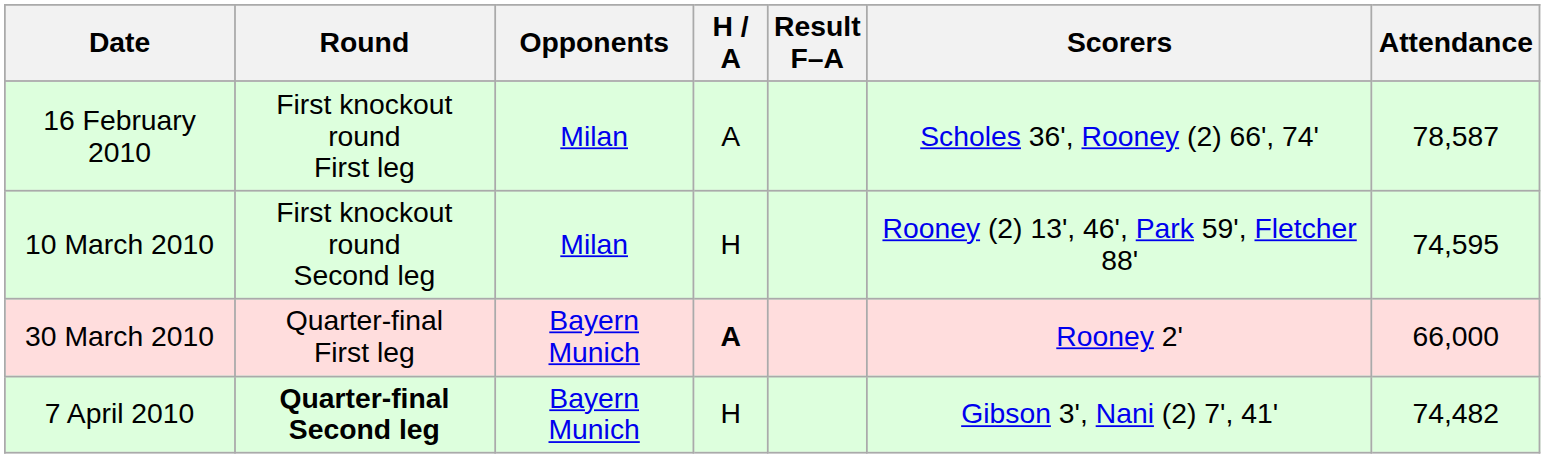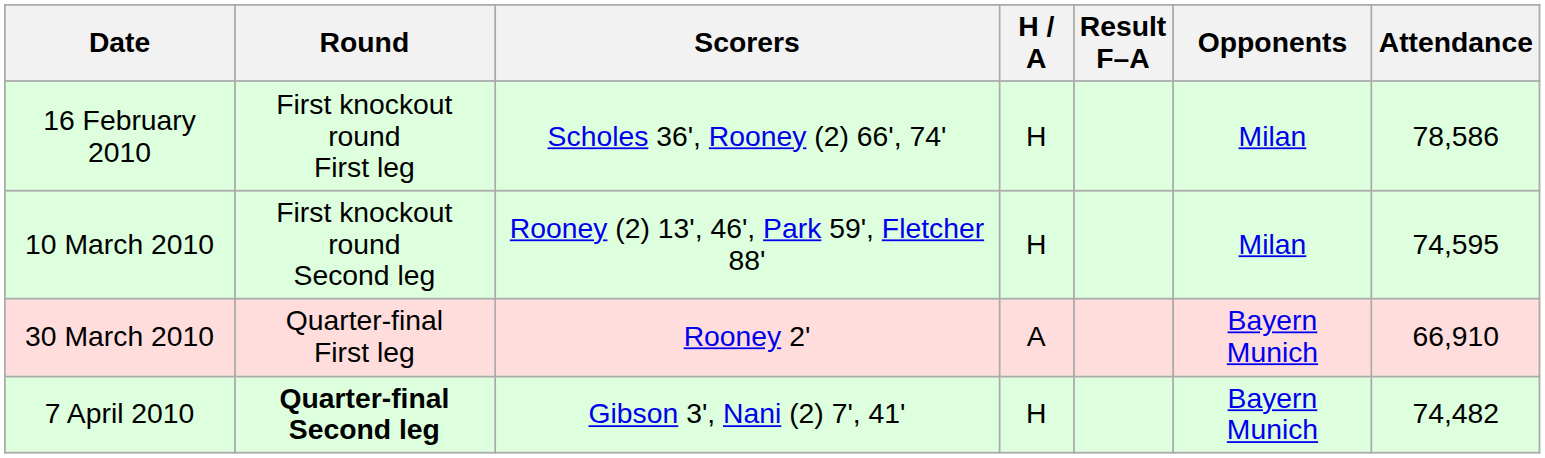columns swapped: (594, 42) <-> (1120, 42)
(731, 135) A -> (1036, 135) H
(1456, 135) 78,587 -> (1456, 135) 78,586
(731, 336) bold -> (1036, 336) normal
(1456, 336) 66,000 -> (1456, 336) 66,910
